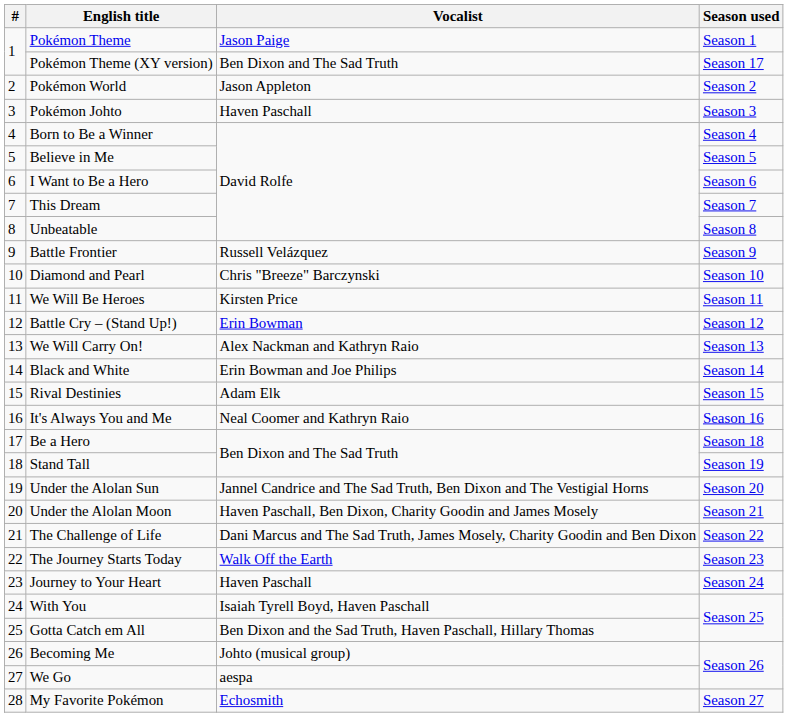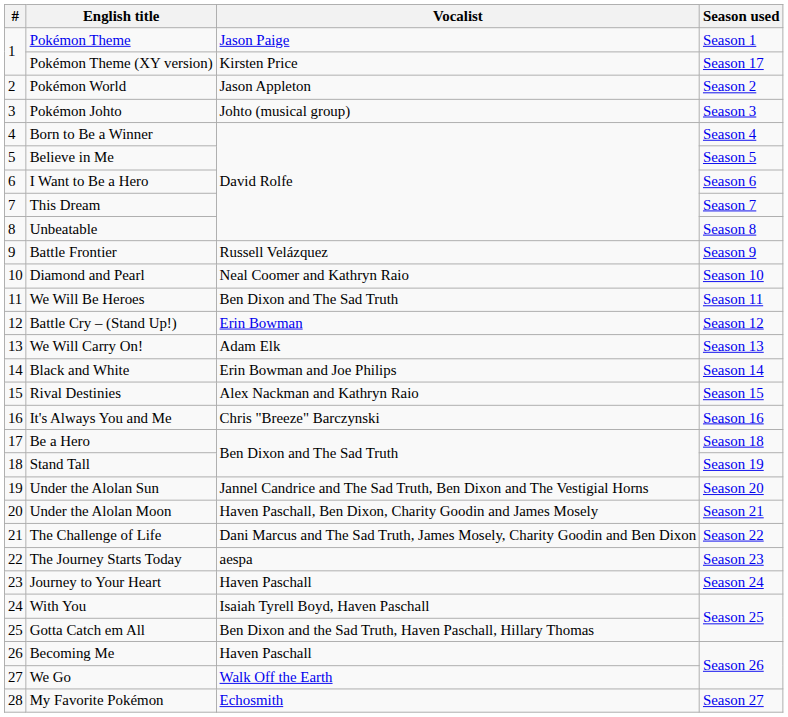(309, 63) Ben Dixon and The Sad Truth -> (259, 63) Kirsten Price
(266, 110) Haven Paschall -> (285, 110) Johto (musical group)
(300, 275) Chris "Breeze" Barczynski -> (314, 275) Neal Coomer and Kathryn Raio
(259, 299) Kirsten Price -> (309, 299) Ben Dixon and The Sad Truth
(319, 346) Alex Nackman and Kathryn Raio -> (250, 346) Adam Elk
(250, 393) Adam Elk -> (319, 393) Alex Nackman and Kathryn Raio
(314, 417) Neal Coomer and Kathryn Raio -> (300, 417) Chris "Breeze" Barczynski
(276, 559) Walk Off the Earth -> (236, 559) aespa
(285, 653) Johto (musical group) -> (266, 653) Haven Paschall
(236, 677) aespa -> (276, 677) Walk Off the Earth
